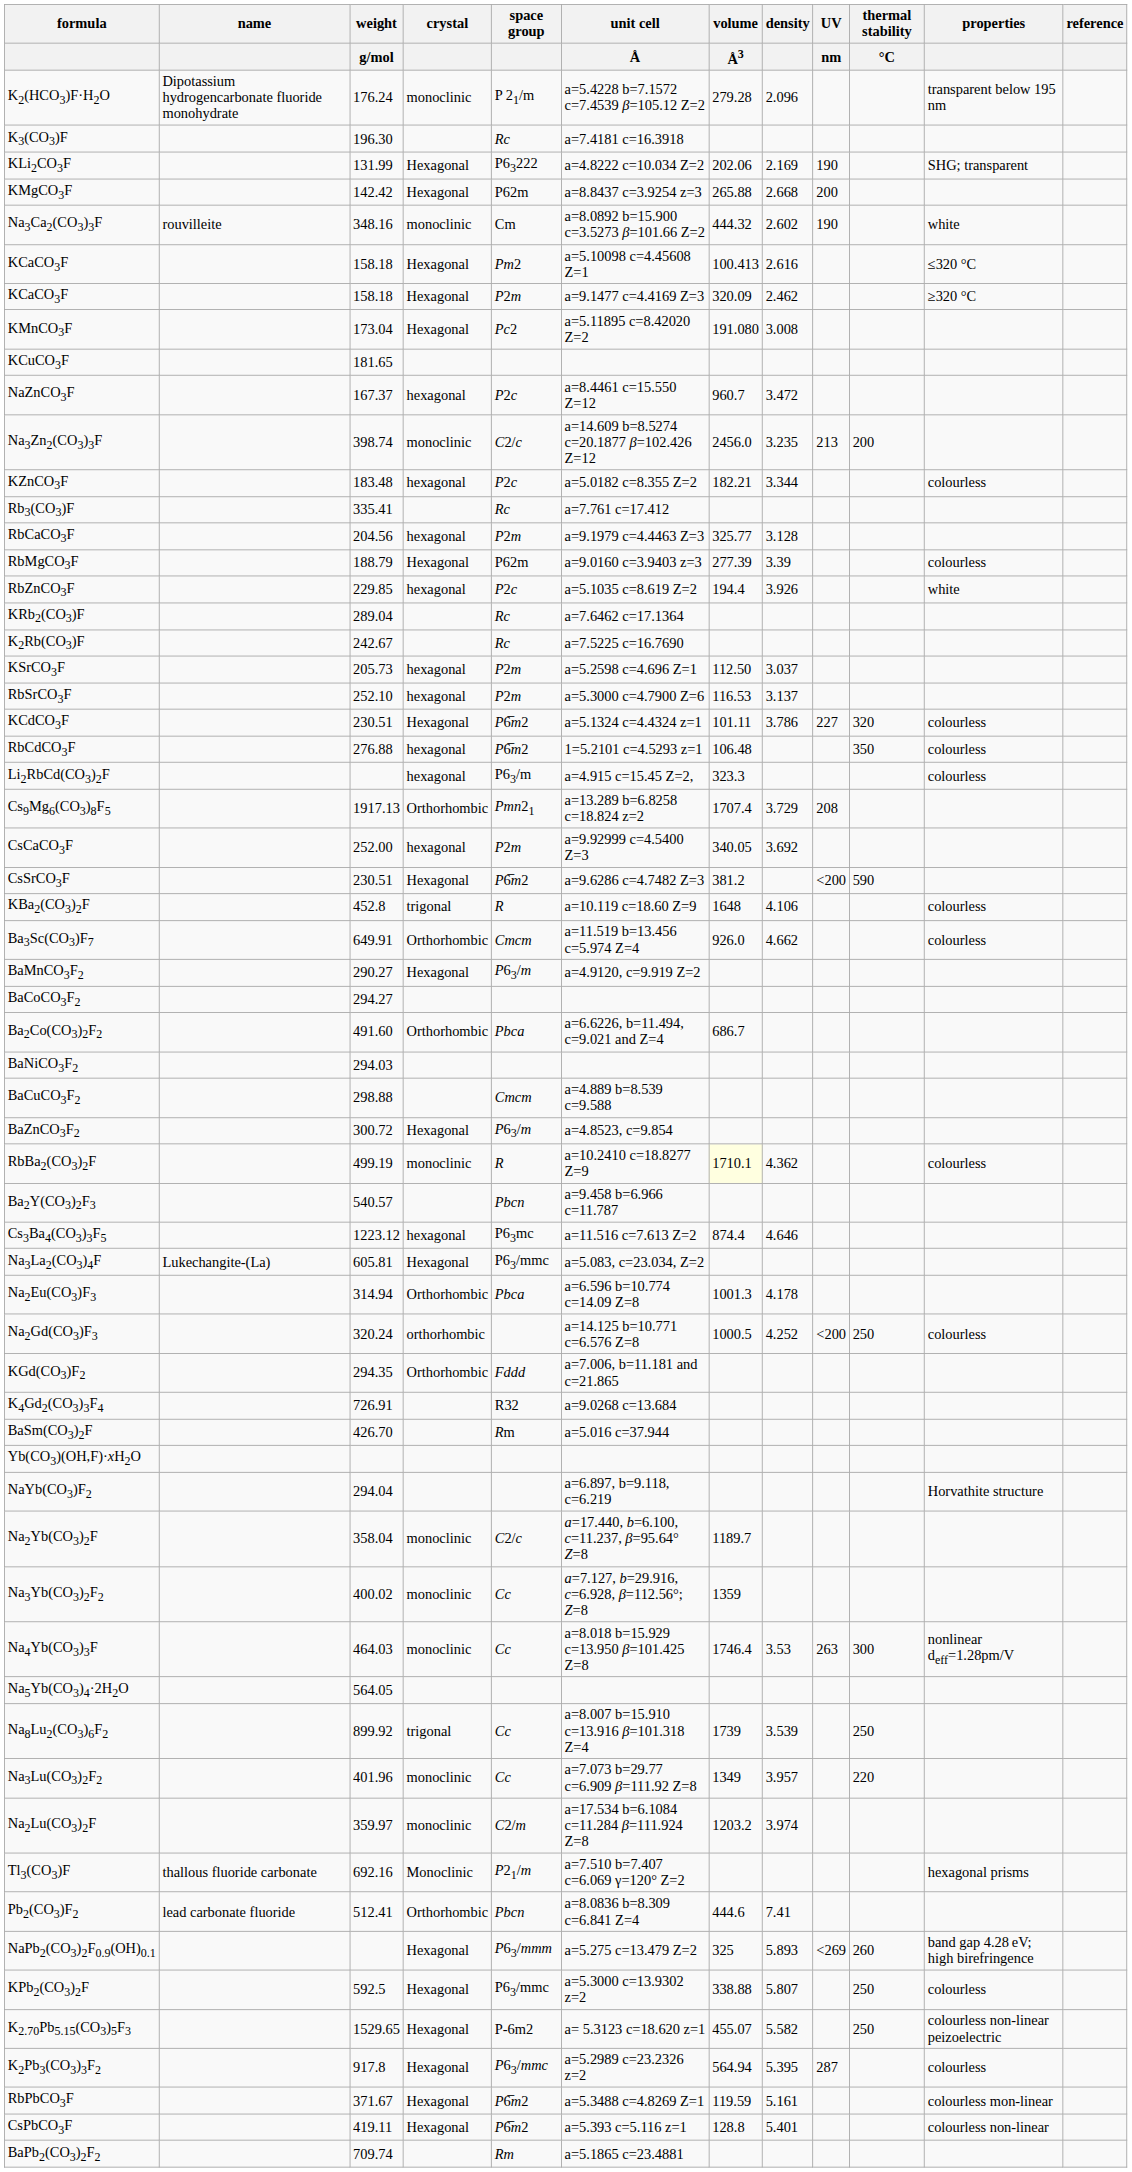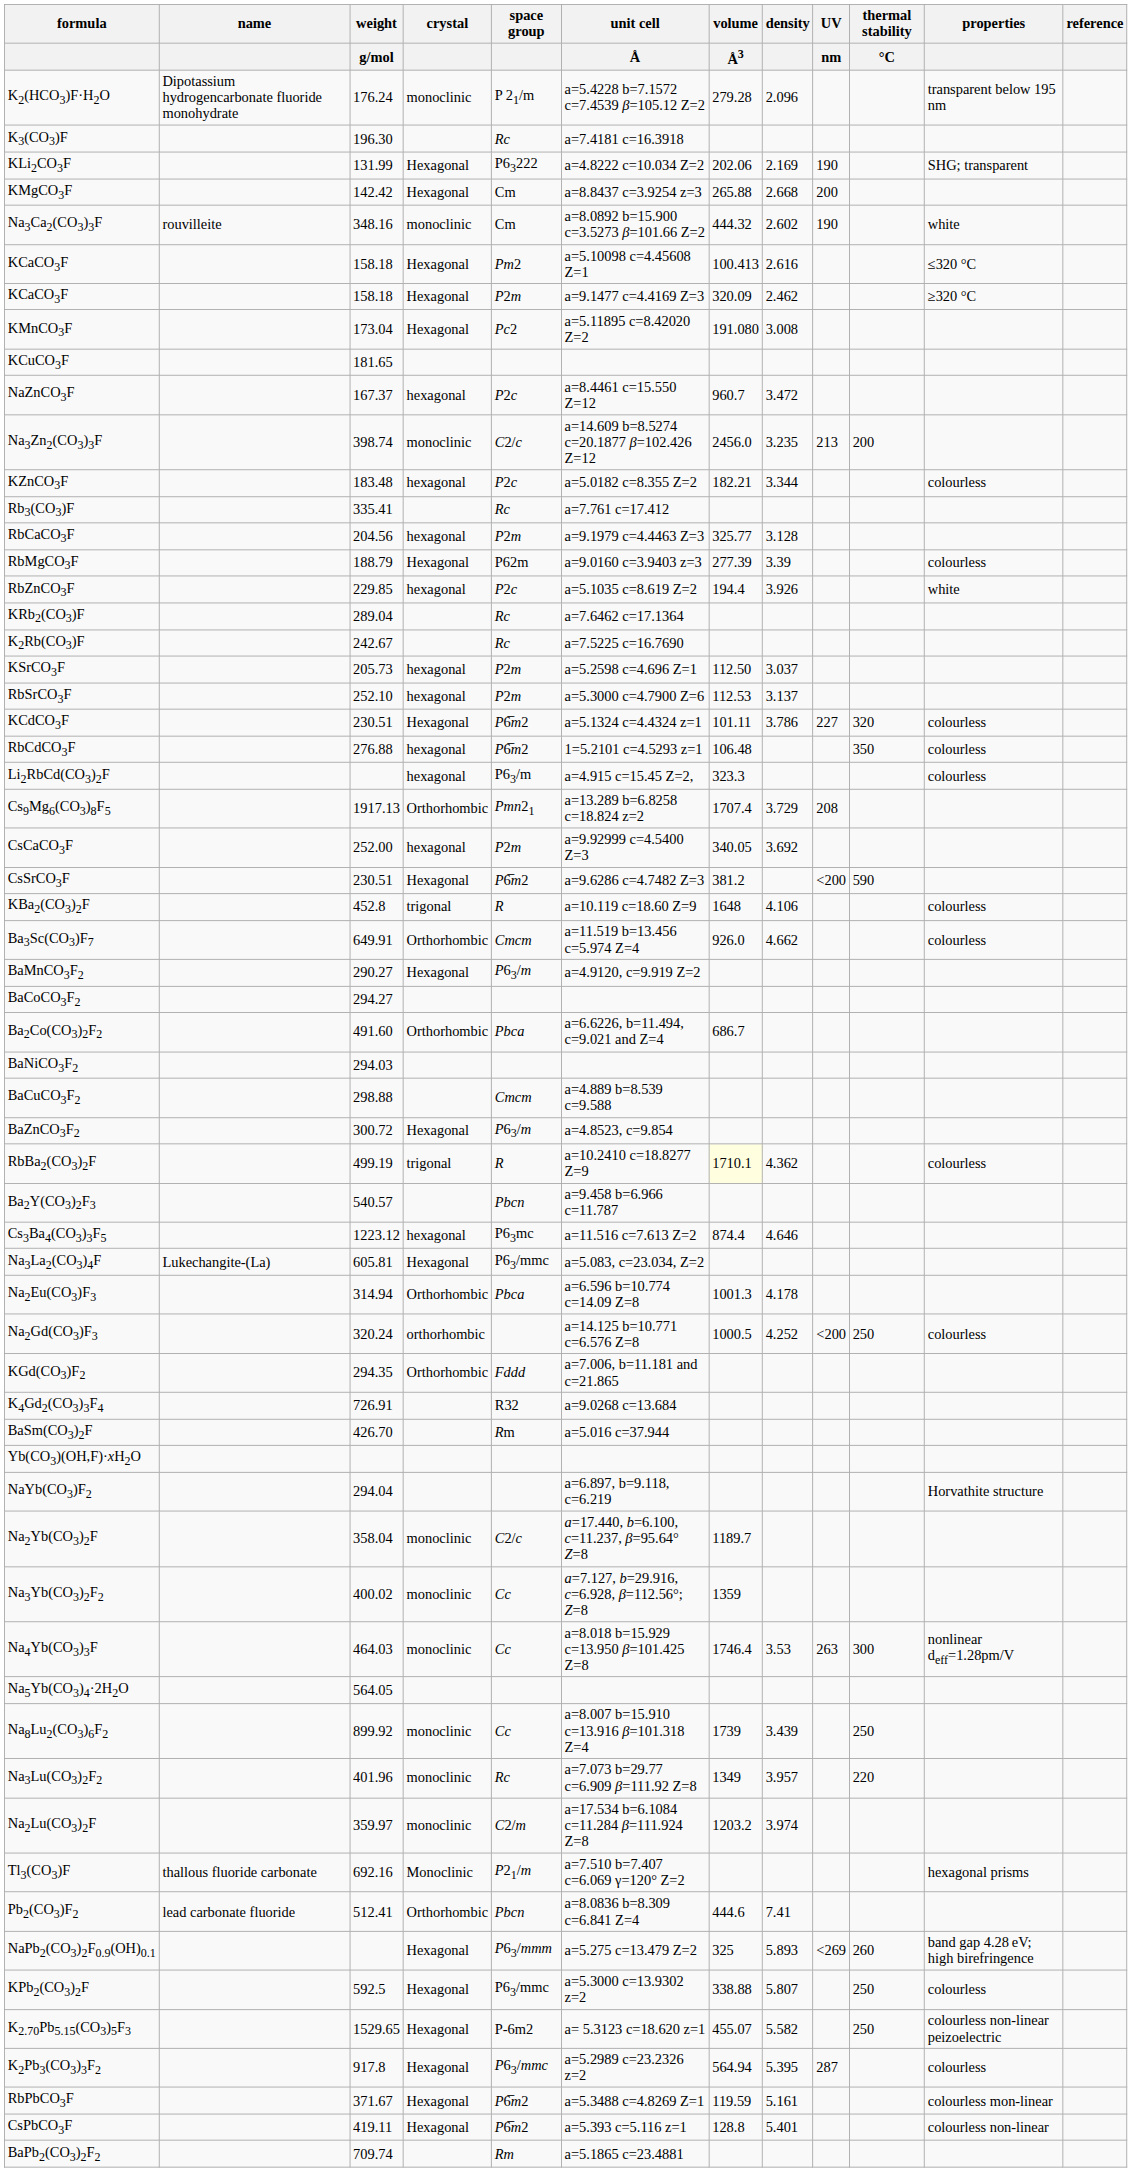(512, 192) P62m -> (505, 192) Cm
(732, 696) 116.53 -> (732, 696) 112.53
(439, 1163) monoclinic -> (429, 1163) trigonal
(429, 1731) trigonal -> (439, 1731) monoclinic
(782, 1731) 3.539 -> (782, 1731) 3.439
(503, 1778) Cc -> (502, 1778) Rc
